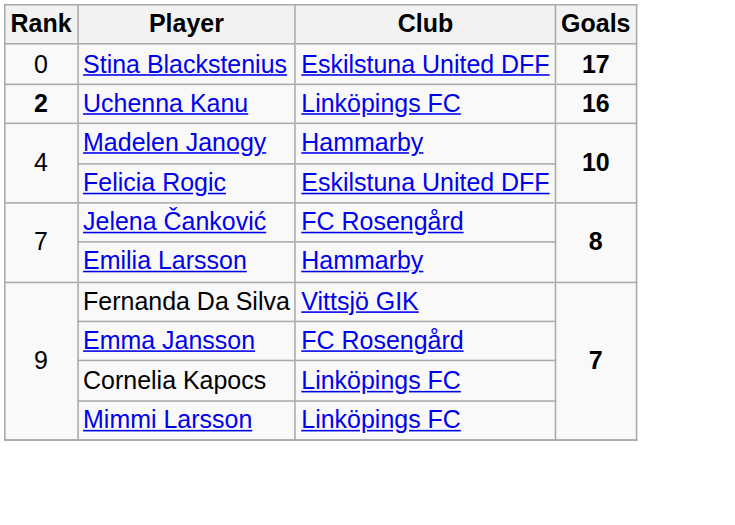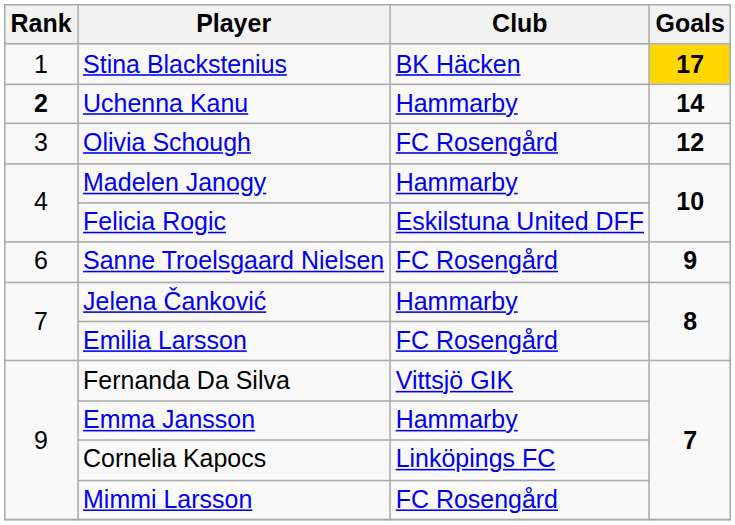(41, 63) 0 -> (41, 63) 1
(425, 63) Eskilstuna United DFF -> (458, 63) BK Häcken
(596, 63) no background -> (690, 63) gold background
(381, 103) Linköpings FC -> (457, 103) Hammarby
(596, 103) 16 -> (690, 103) 14
+ row: (167, 143)
+ row: (234, 261)
(382, 222) FC Rosengård -> (457, 301) Hammarby
(362, 261) Hammarby -> (477, 340) FC Rosengård
(382, 340) FC Rosengård -> (457, 420) Hammarby
(381, 420) Linköpings FC -> (477, 499) FC Rosengård
